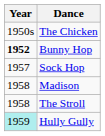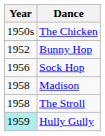(18, 49) bold -> (18, 49) normal
(18, 67) 1957 -> (18, 67) 1956
